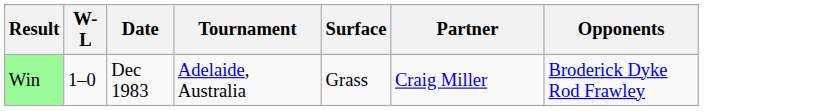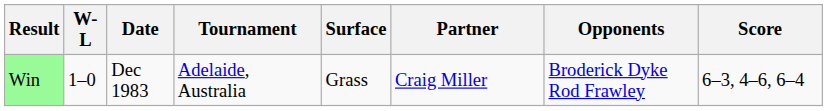+ column: (760, 29)
